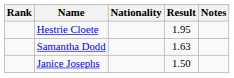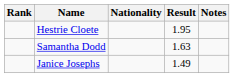(181, 64) 1.50 -> (181, 64) 1.49
